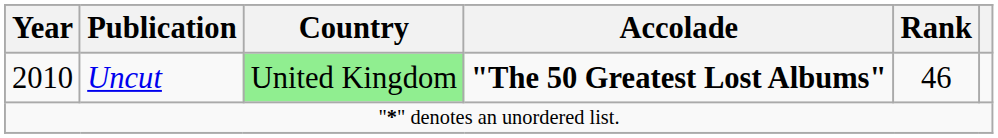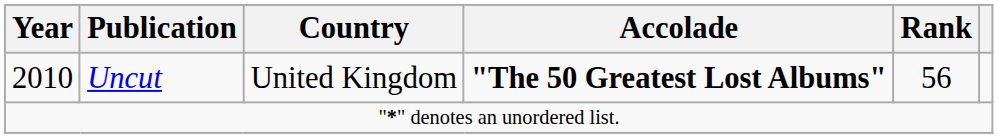(354, 77) lightgreen background -> (354, 77) no background
(936, 77) 46 -> (936, 77) 56
